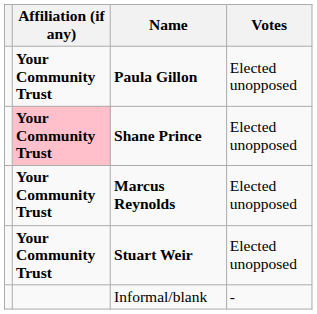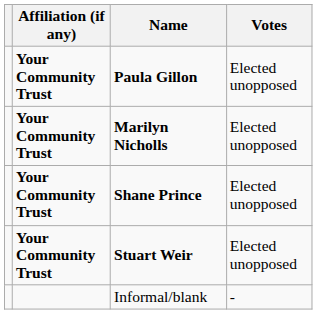+ row: (141, 135)
(56, 135) pink background -> (56, 195) no background
- row: (145, 195)
